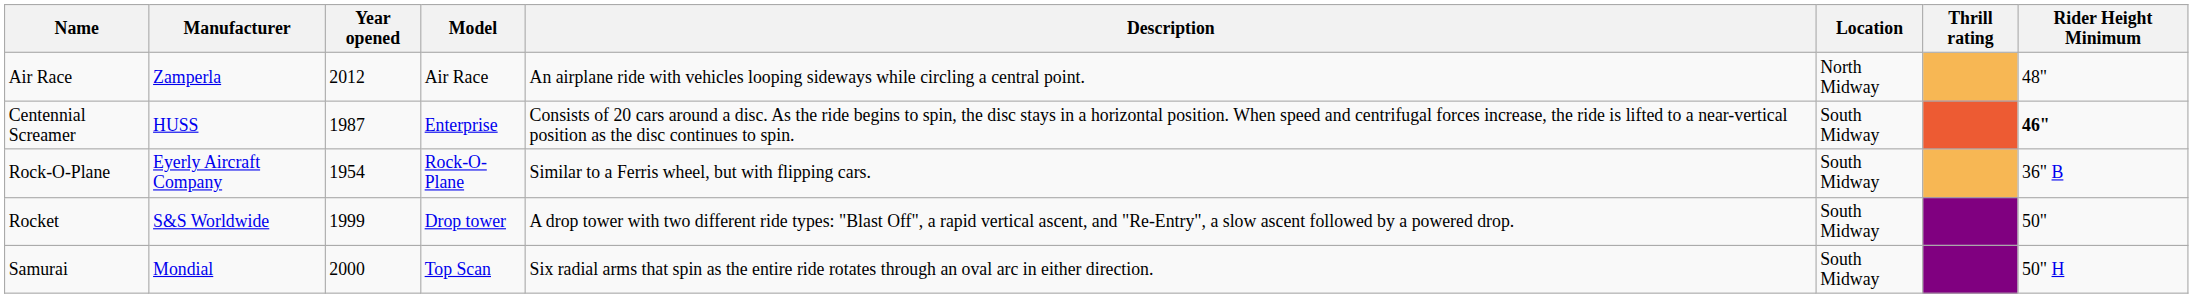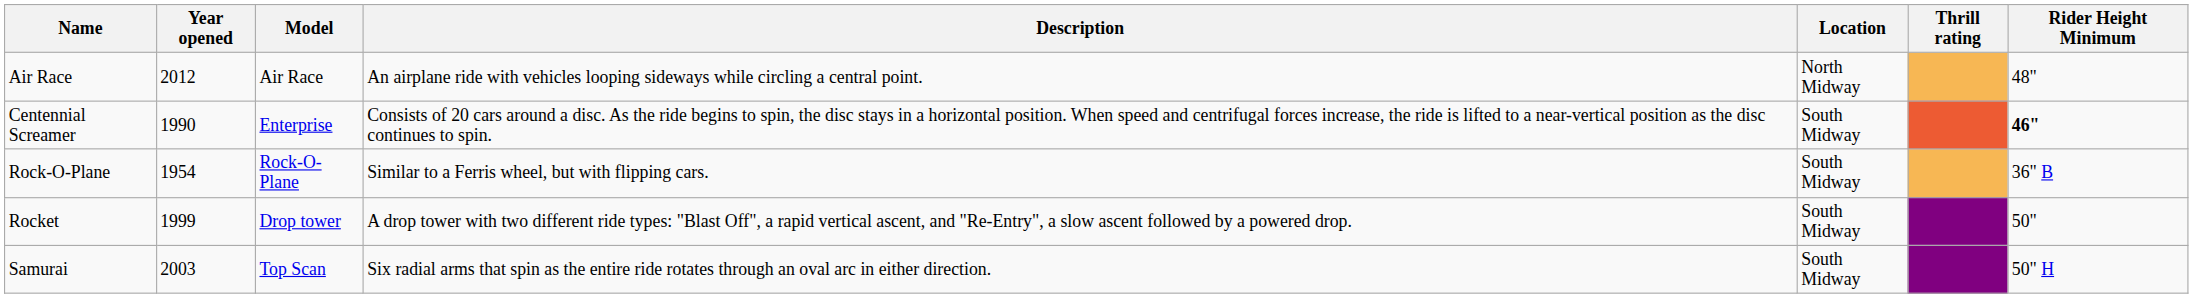- column: (237, 28)
(347, 124) 1987 -> (178, 124) 1990
(347, 269) 2000 -> (178, 269) 2003
